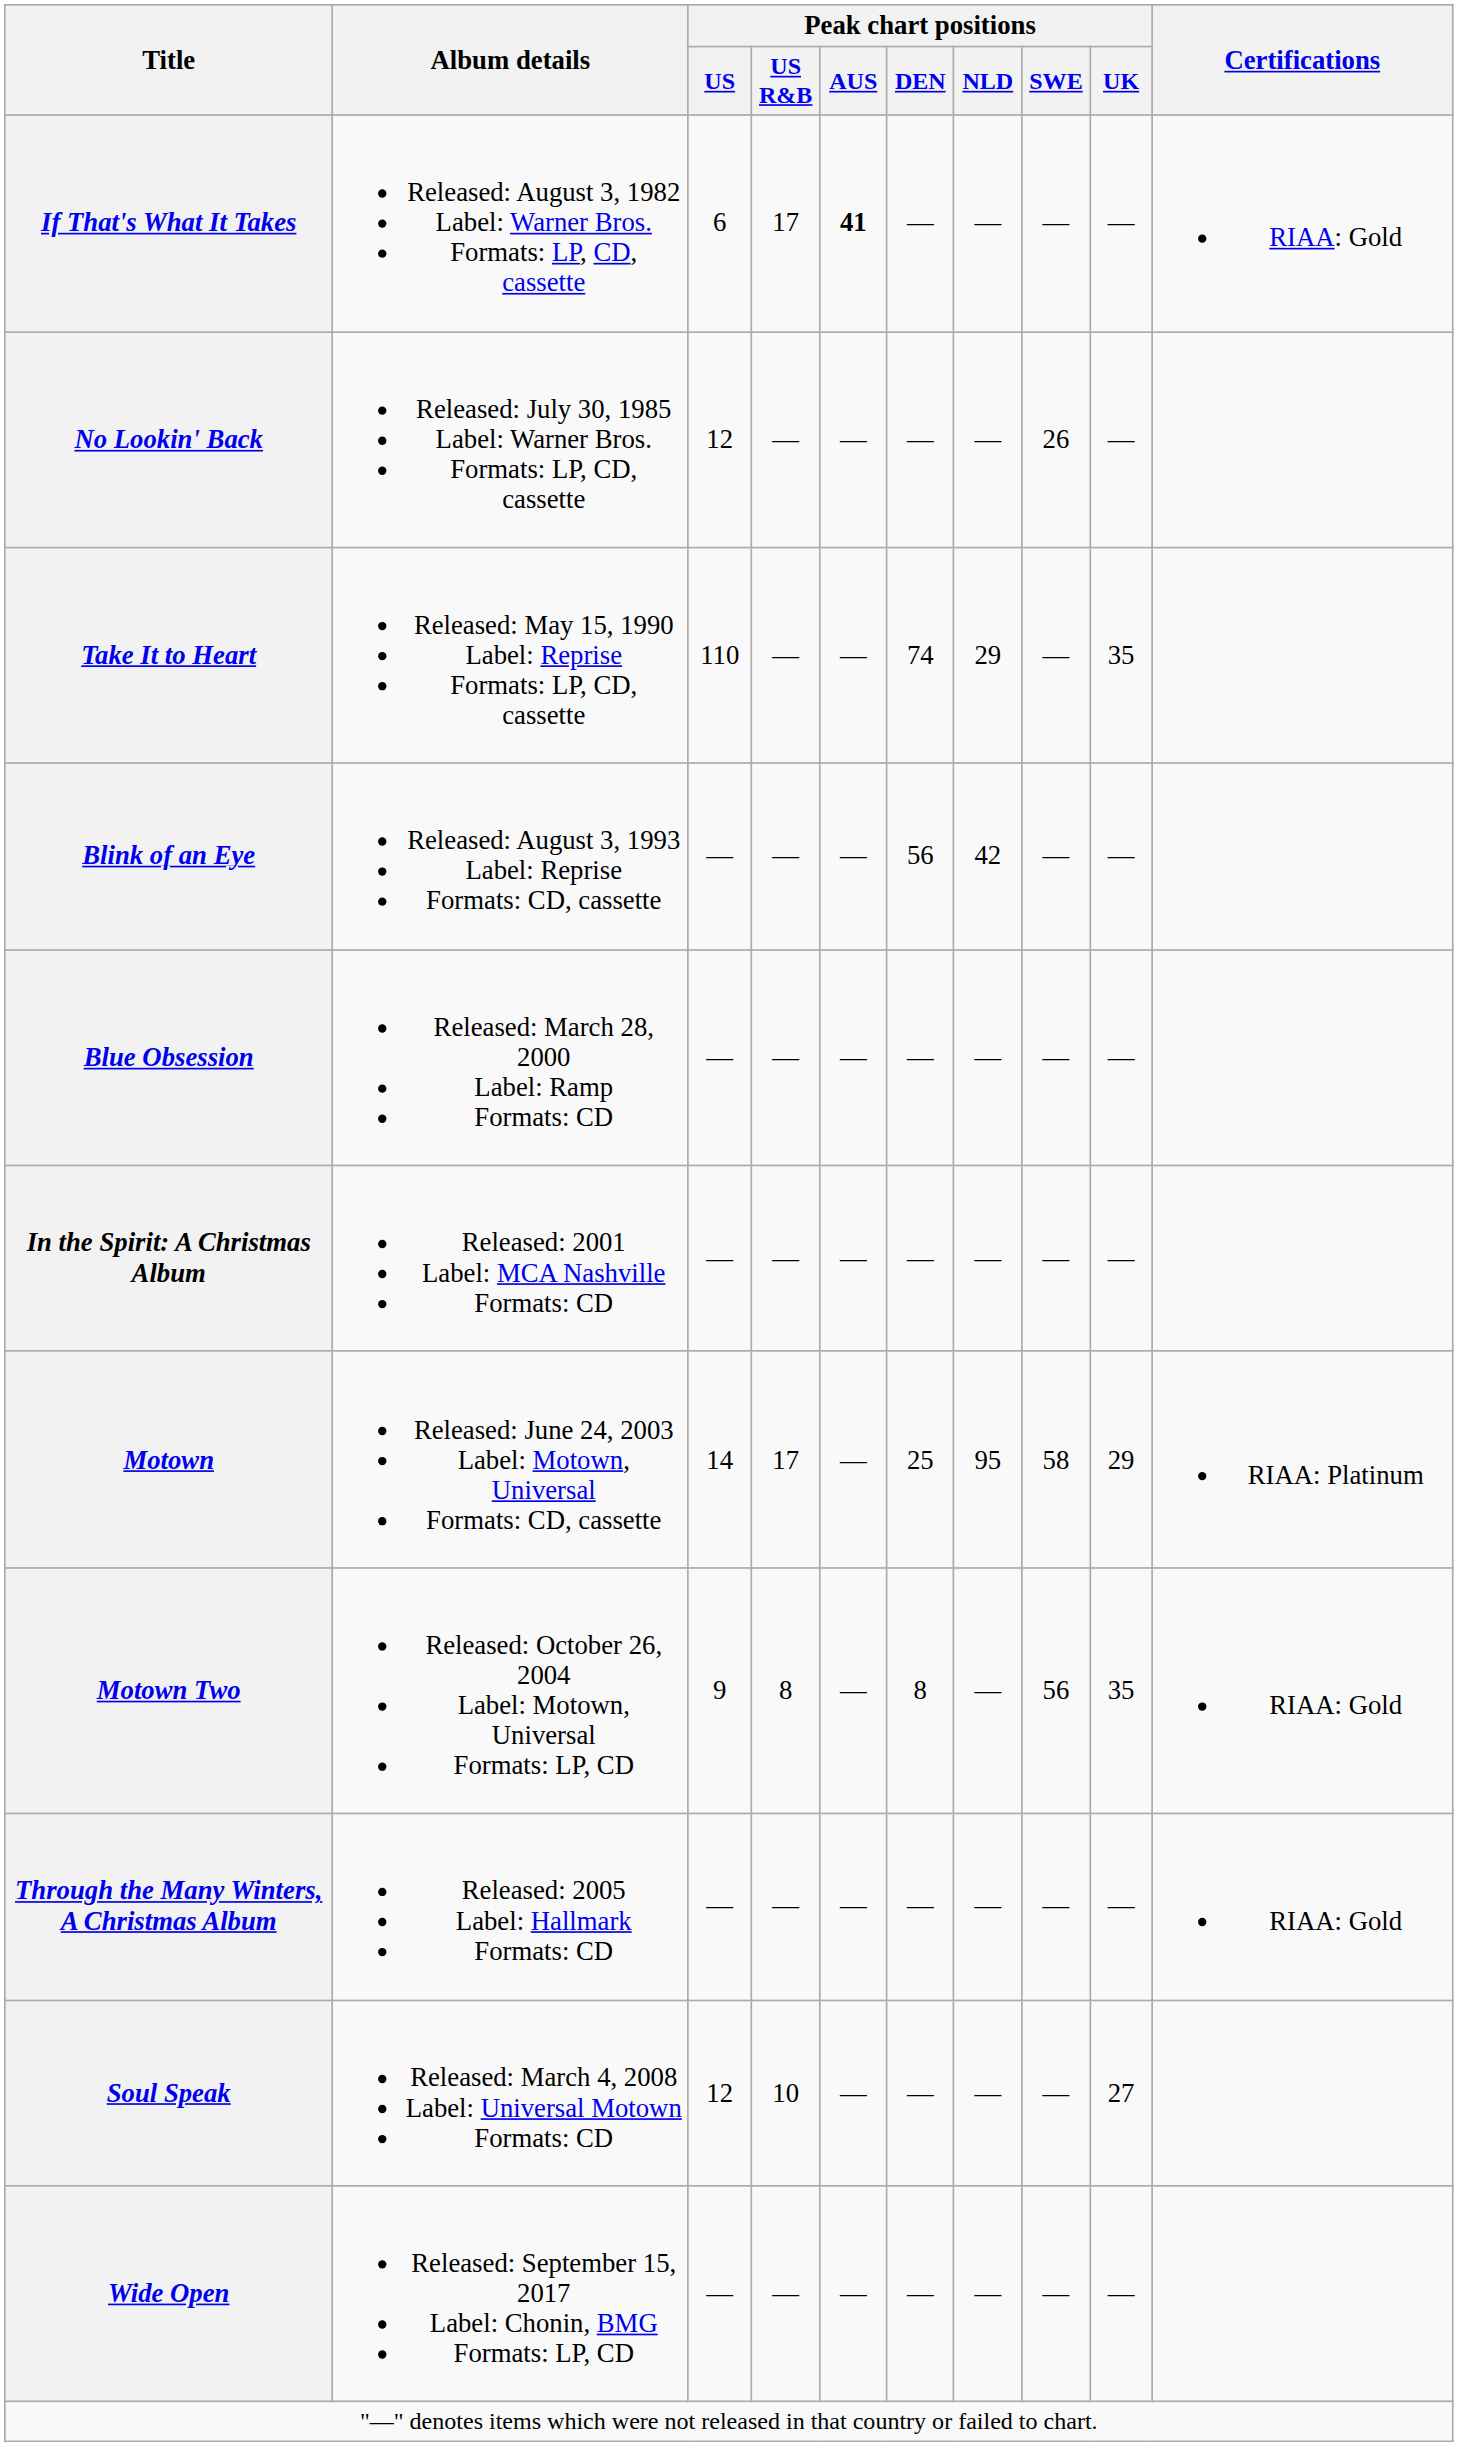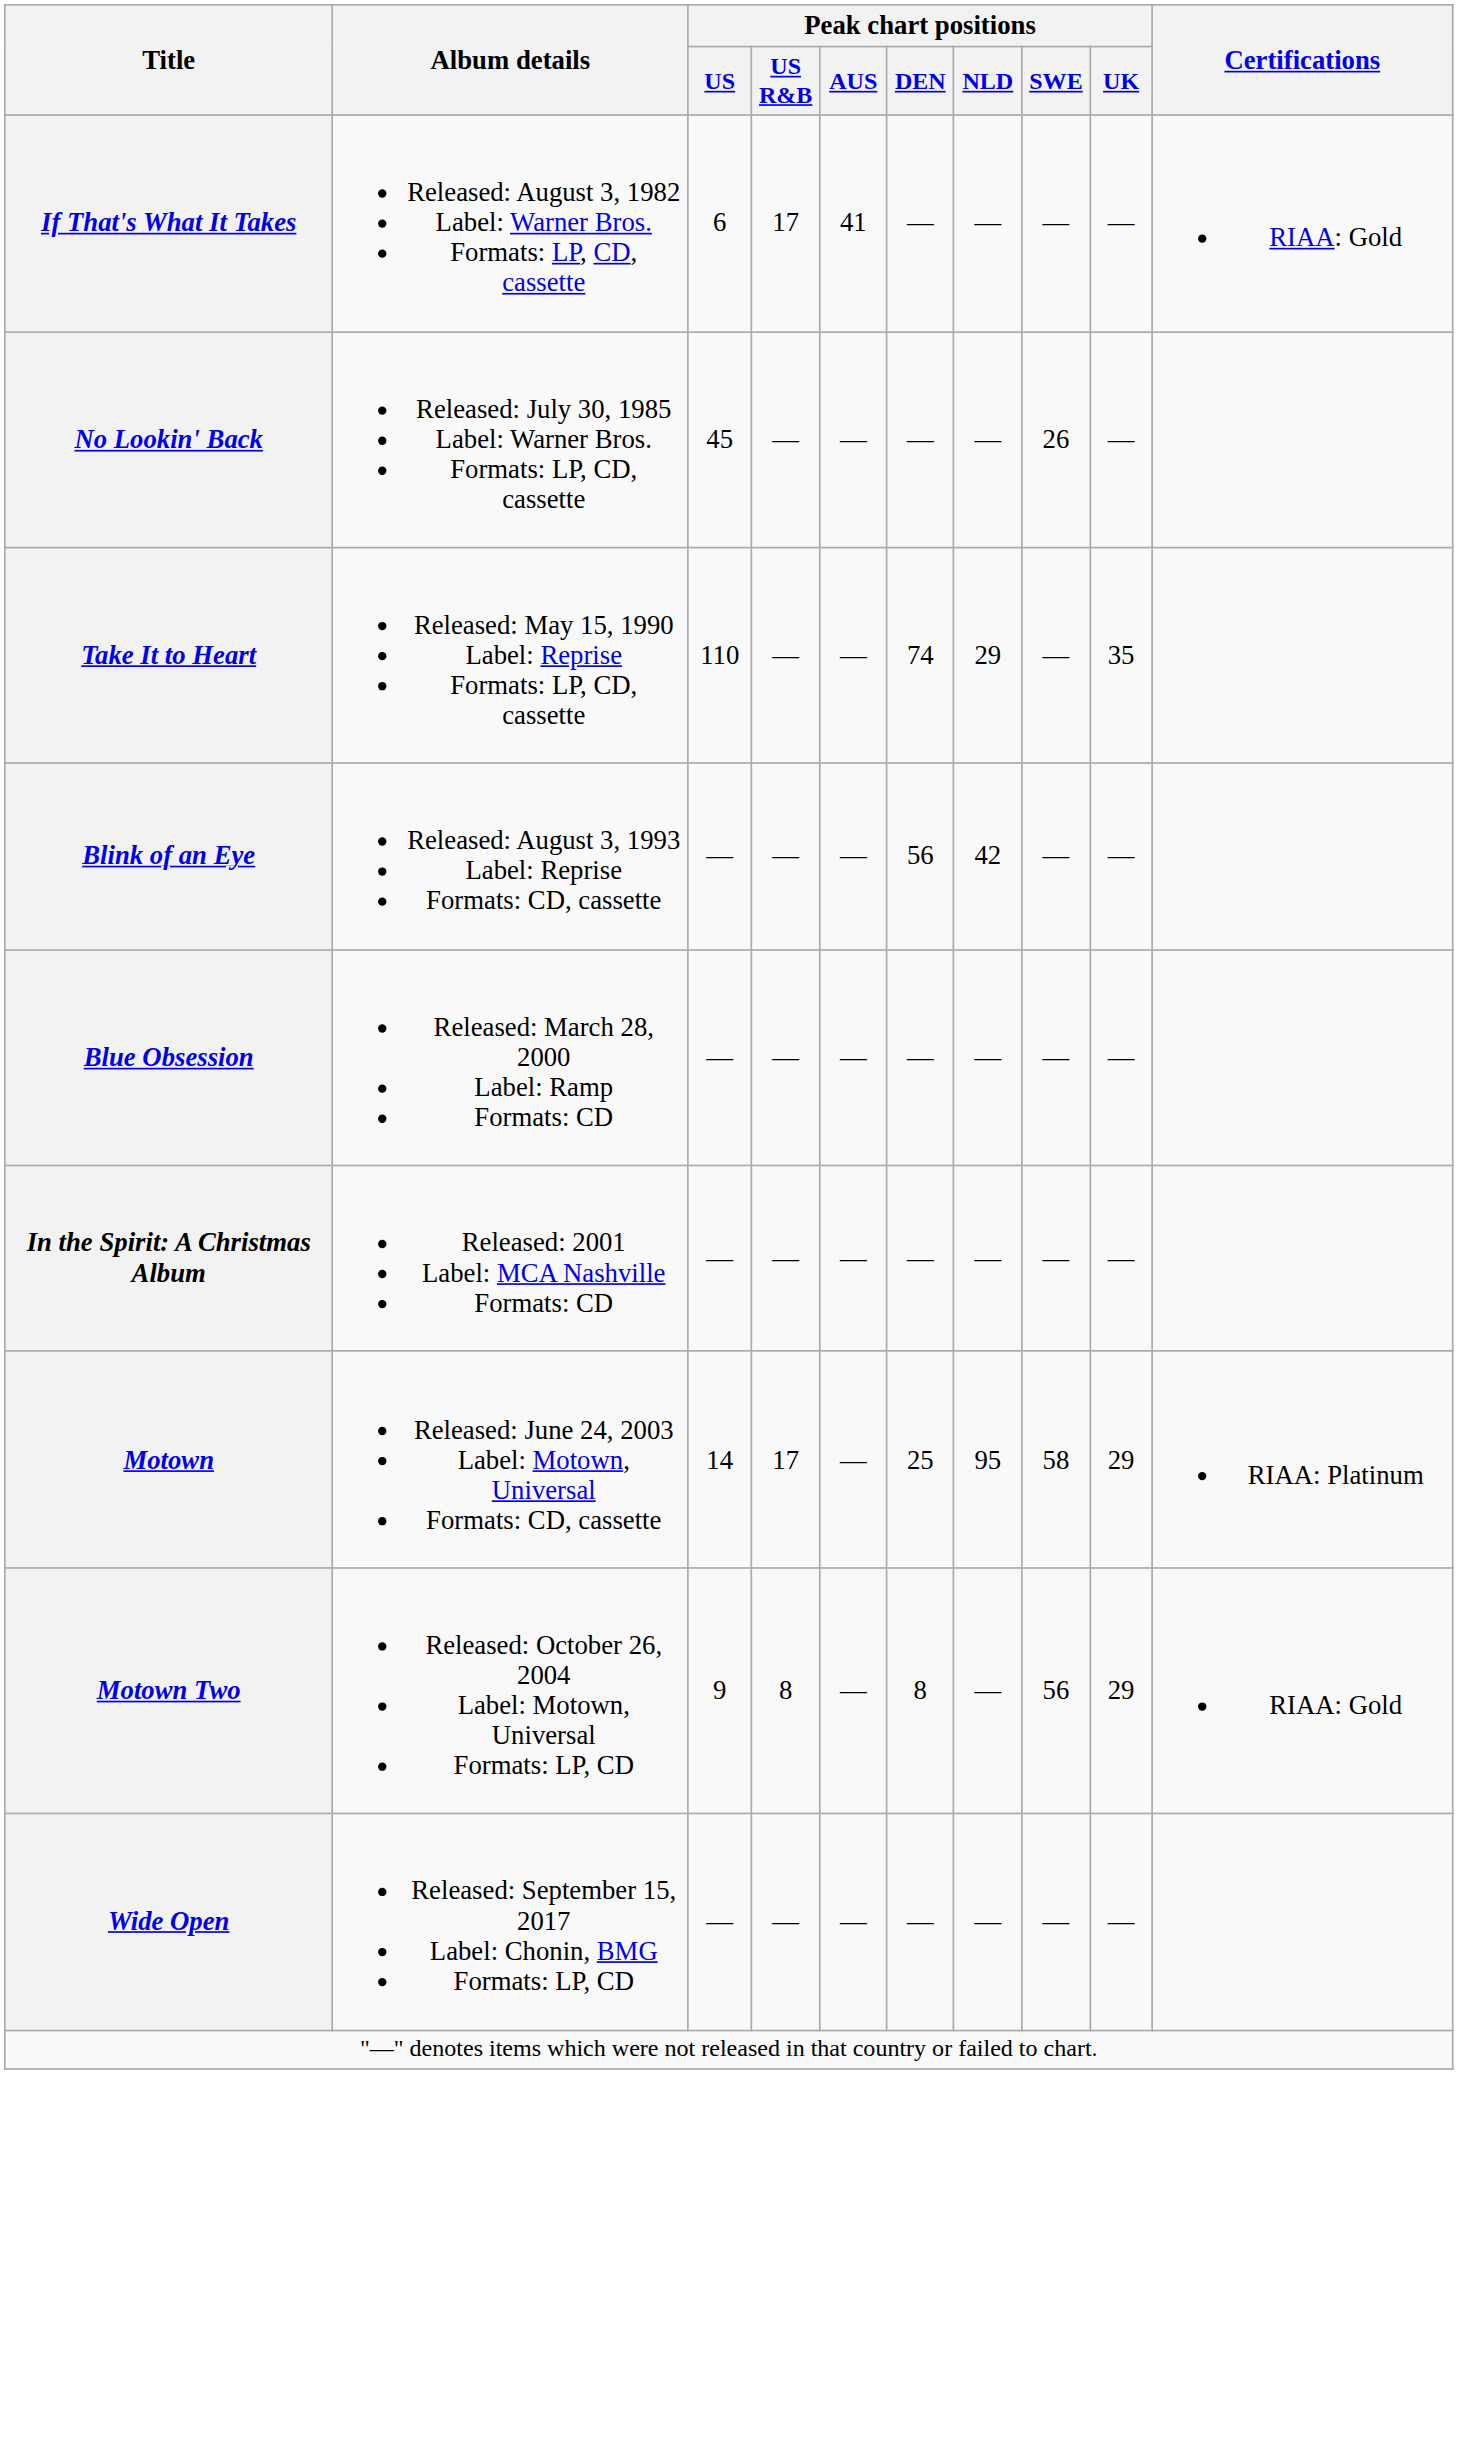(853, 222) bold -> (853, 222) normal
(720, 439) 12 -> (720, 439) 45
(1121, 1690) 35 -> (1121, 1690) 29
- row: (169, 1906)
- row: (169, 2092)
